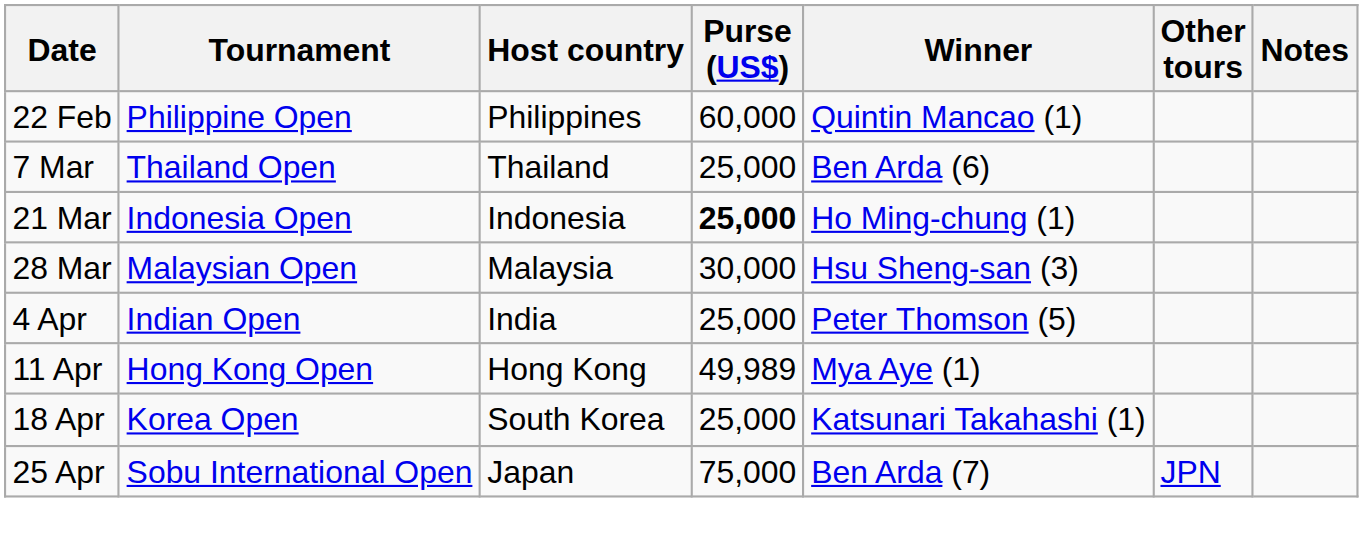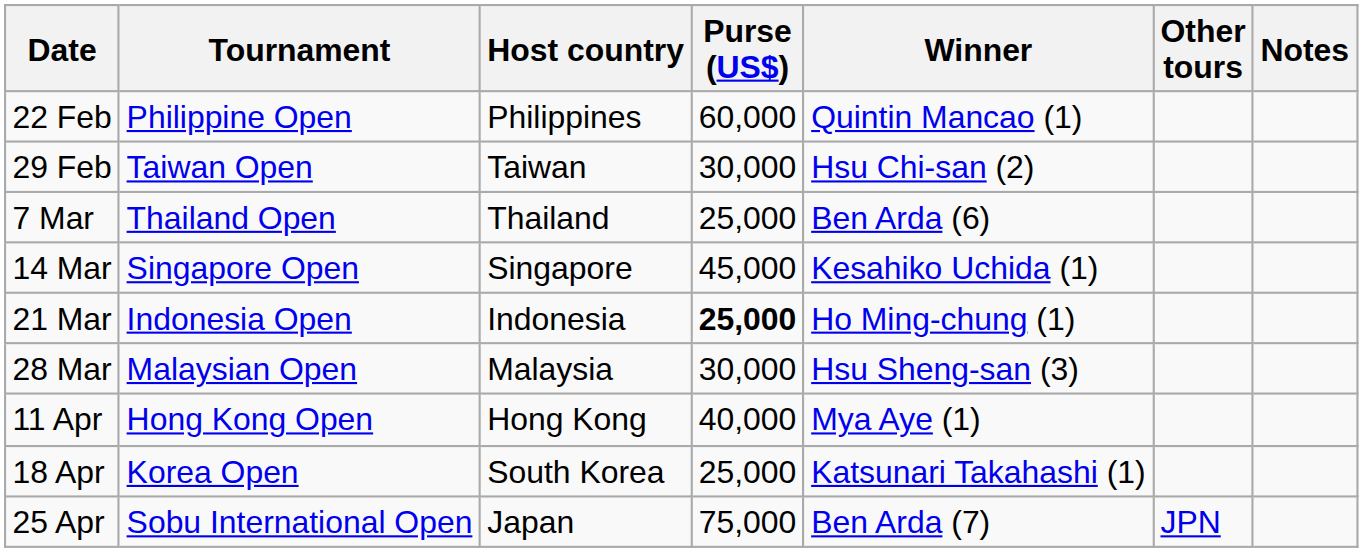+ row: (62, 167)
+ row: (62, 268)
- row: (50, 319)
(748, 369) 49,989 -> (748, 420) 40,000
